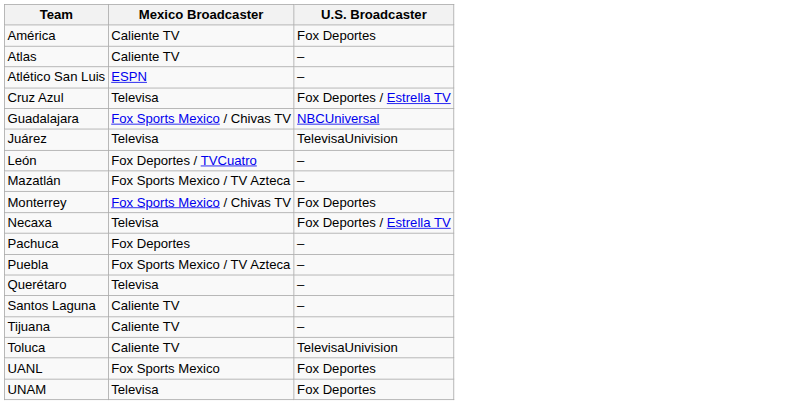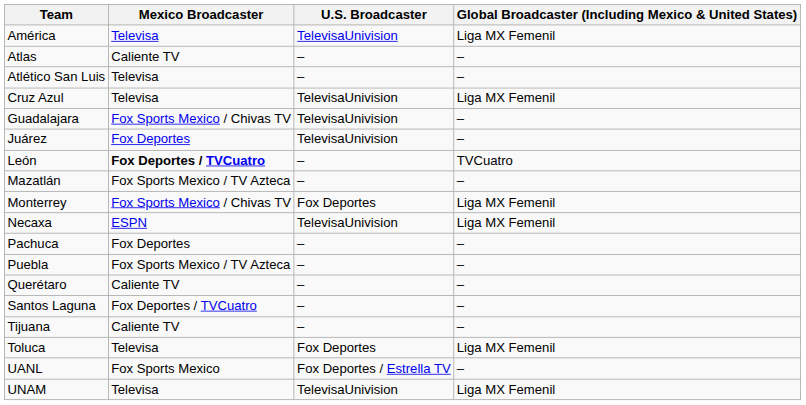+ column: (627, 14)
(145, 35) Caliente TV -> (135, 35) Televisa
(336, 35) Fox Deportes -> (347, 35) TelevisaUnivision
(129, 77) ESPN -> (135, 77) Televisa
(374, 98) Fox Deportes / Estrella TV -> (347, 98) TelevisaUnivision
(338, 118) NBCUniversal -> (347, 118) TelevisaUnivision
(135, 139) Televisa -> (151, 139) Fox Deportes
(184, 160) normal -> (188, 160) bold
(135, 222) Televisa -> (129, 222) ESPN
(374, 222) Fox Deportes / Estrella TV -> (347, 222) TelevisaUnivision
(135, 285) Televisa -> (145, 285) Caliente TV
(145, 306) Caliente TV -> (184, 306) Fox Deportes / TVCuatro
(145, 347) Caliente TV -> (135, 347) Televisa
(347, 347) TelevisaUnivision -> (336, 347) Fox Deportes
(336, 368) Fox Deportes -> (374, 368) Fox Deportes / Estrella TV
(336, 389) Fox Deportes -> (347, 389) TelevisaUnivision
